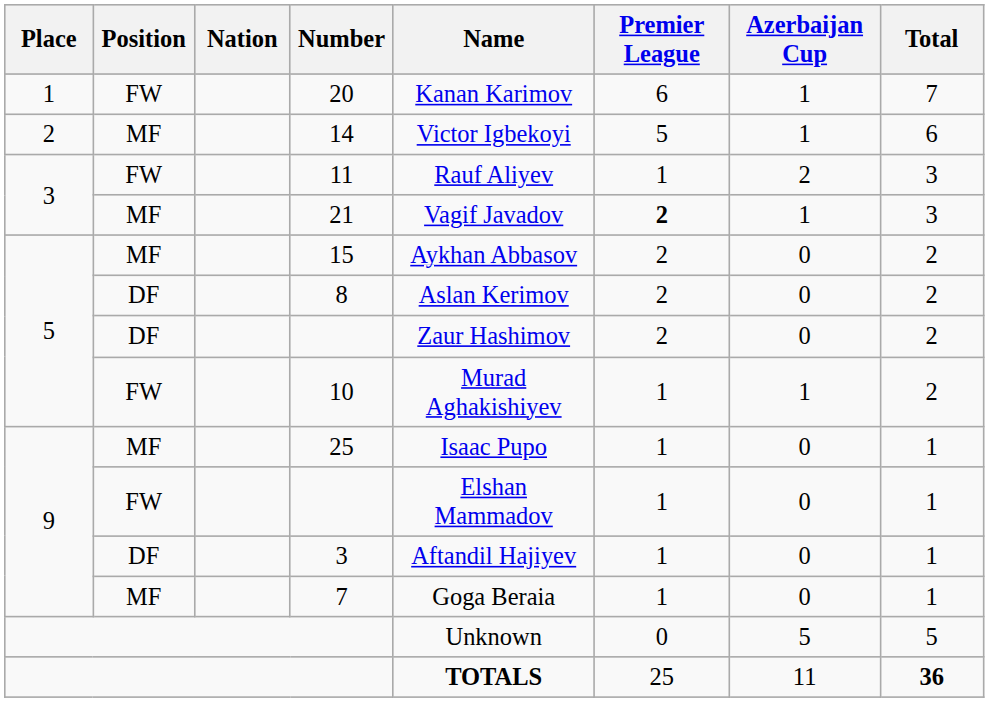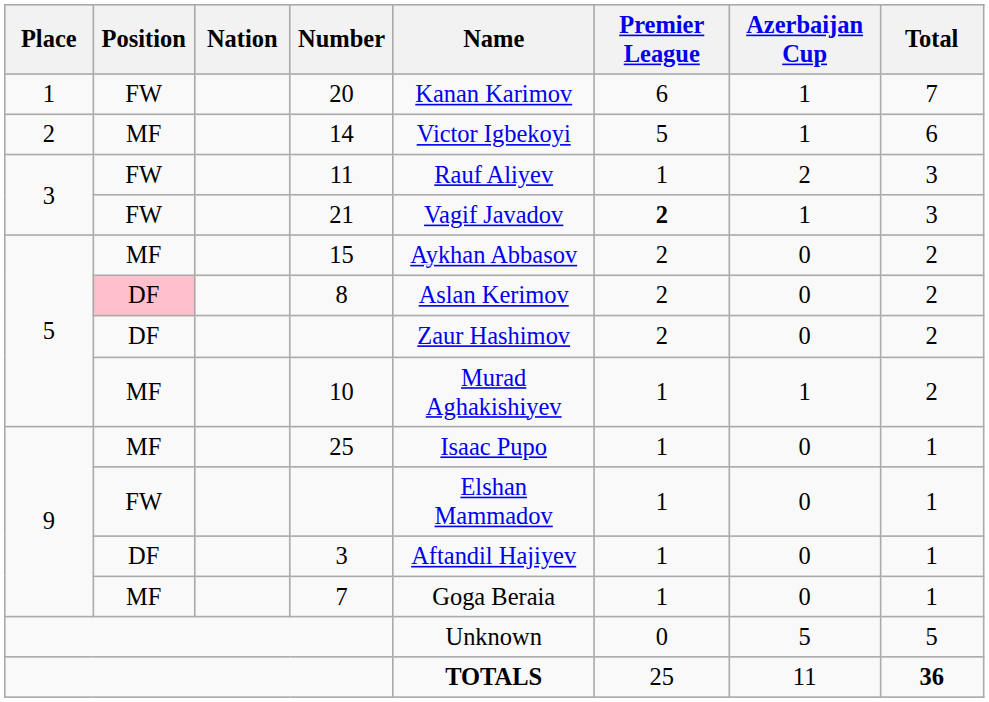(144, 215) MF -> (144, 215) FW
(144, 295) no background -> (144, 295) pink background
(144, 391) FW -> (144, 391) MF
